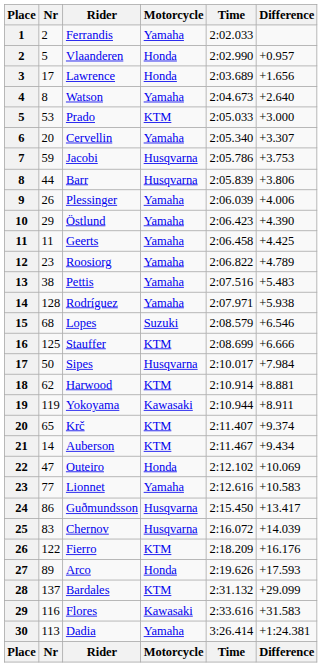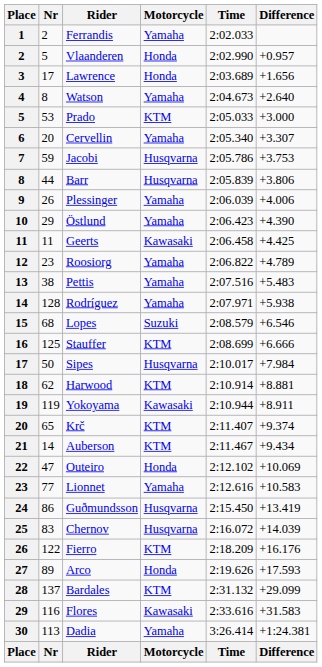(164, 241) Yamaha -> (168, 241) Kawasaki
(280, 508) +13.417 -> (280, 508) +13.419
